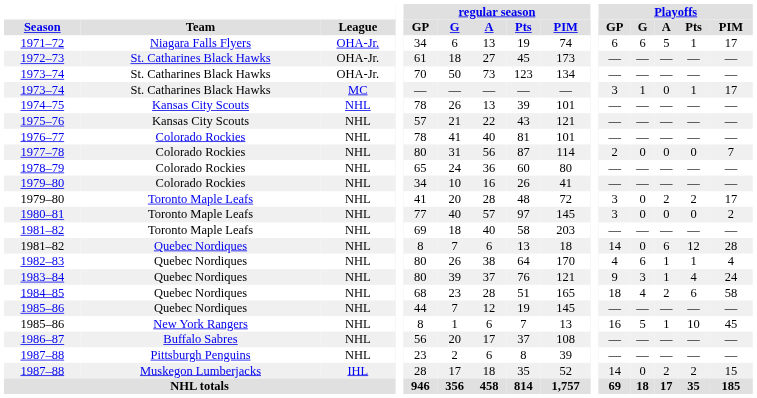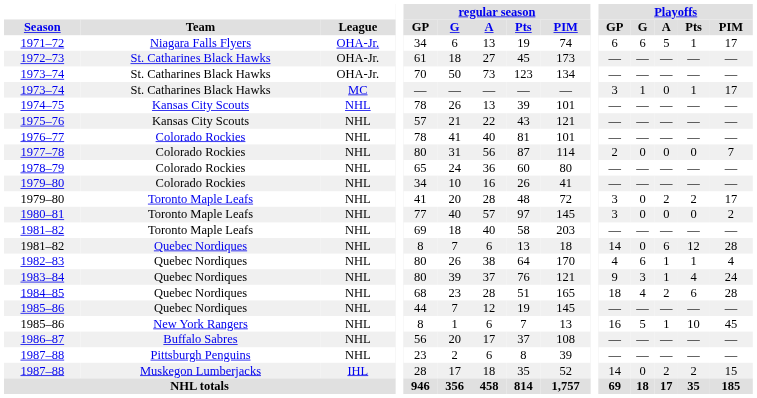(731, 292) 58 -> (731, 292) 28
